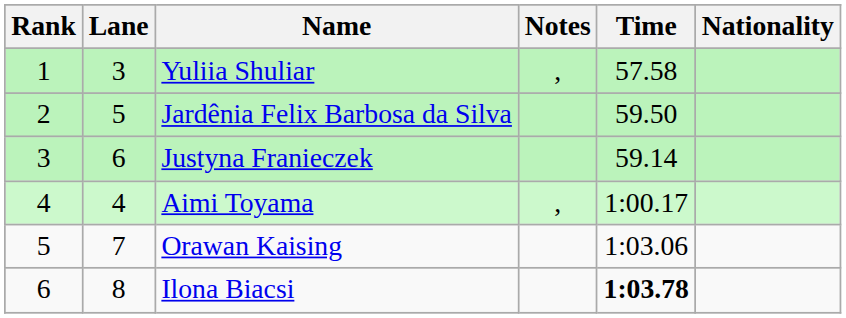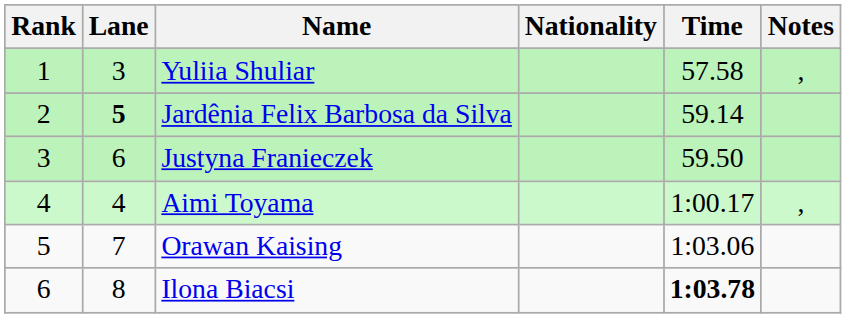columns swapped: (768, 26) <-> (558, 26)
(119, 114) normal -> (119, 114) bold
(646, 114) 59.50 -> (712, 114) 59.14
(646, 158) 59.14 -> (712, 158) 59.50
